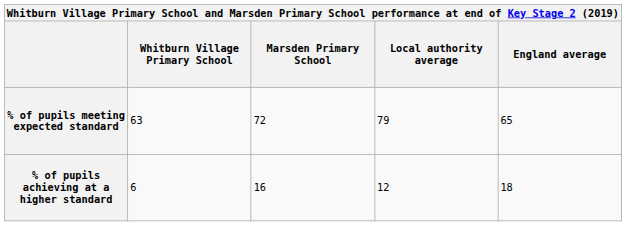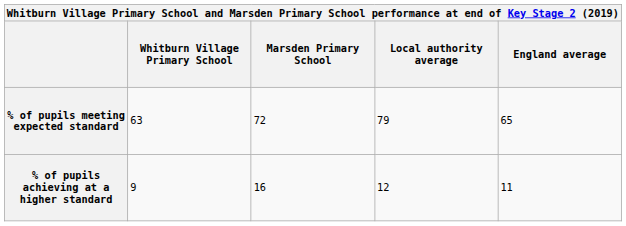(133, 187) 6 -> (133, 187) 9
(507, 187) 18 -> (507, 187) 11
